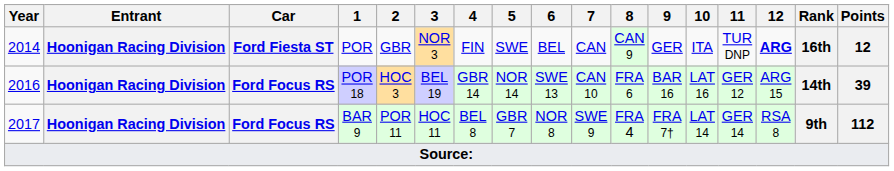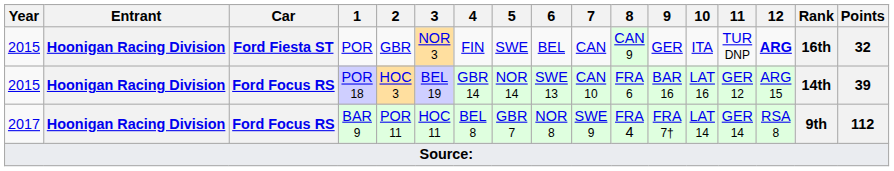(24, 46) 2014 -> (24, 46) 2015
(863, 46) 12 -> (863, 46) 32
(24, 85) 2016 -> (24, 85) 2015
